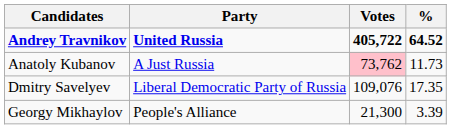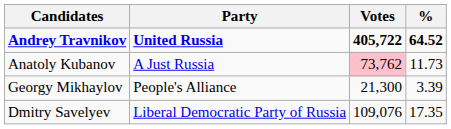rows swapped: (59, 87) <-> (65, 111)
